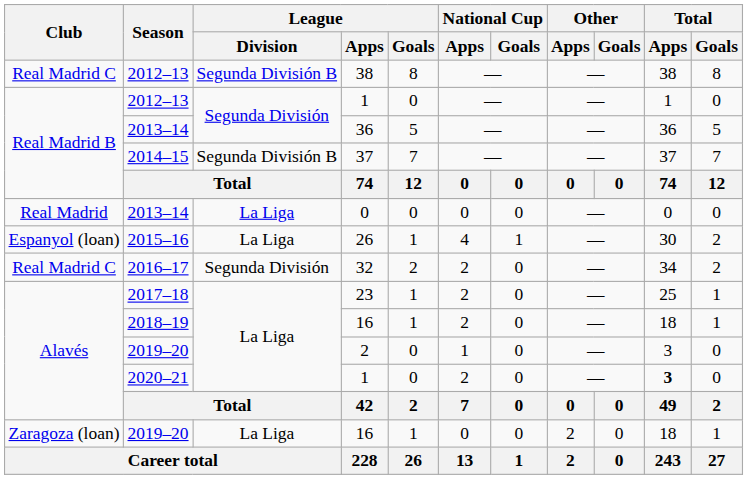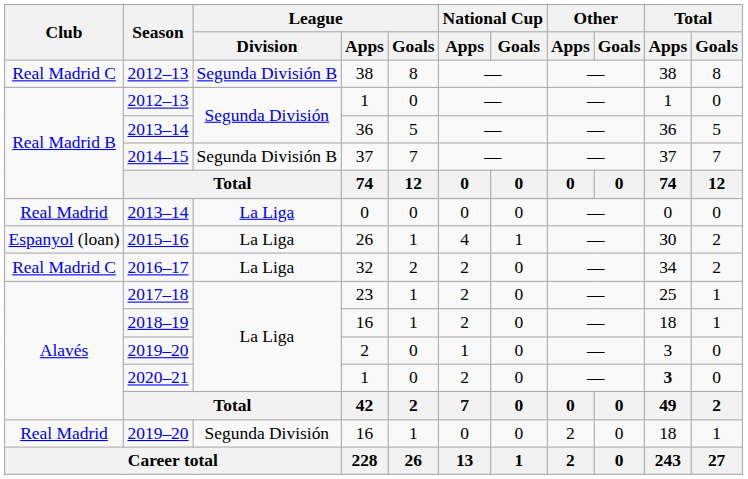(267, 267) Segunda División -> (267, 267) La Liga
(64, 433) Zaragoza (loan) -> (64, 433) Real Madrid
(267, 433) La Liga -> (267, 433) Segunda División
